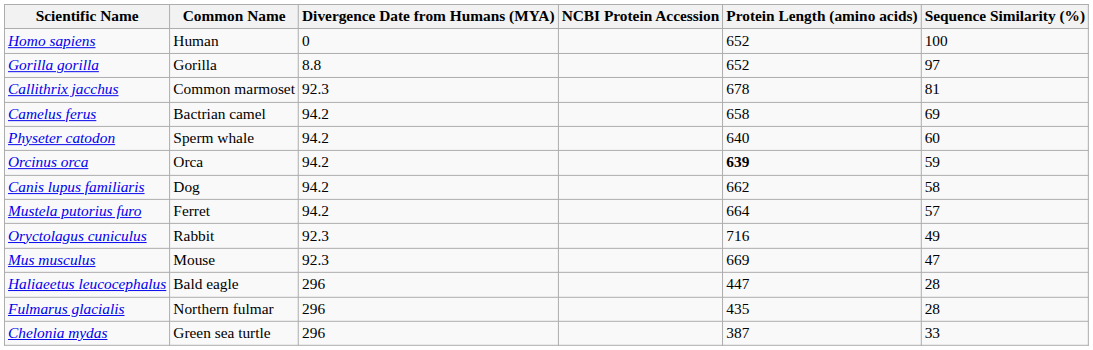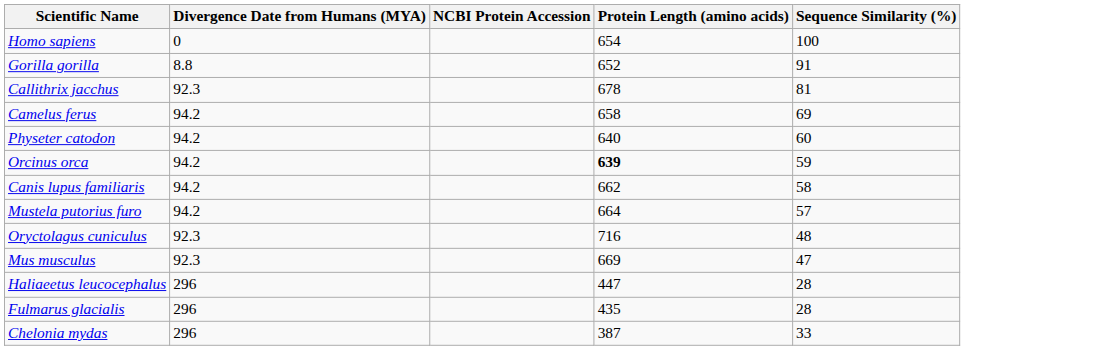- column: (234, 16)
(738, 41) 652 -> (609, 41) 654
(932, 65) 97 -> (804, 65) 91
(932, 235) 49 -> (804, 235) 48
